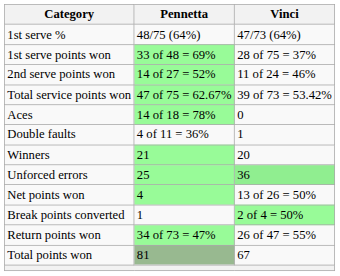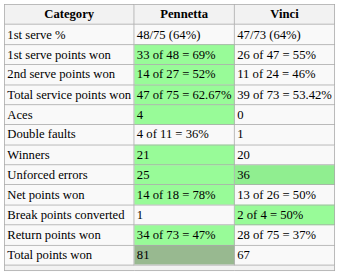(277, 54) 28 of 75 = 37% -> (277, 54) 26 of 47 = 55%
(176, 114) 14 of 18 = 78% -> (140, 114) 4
(140, 194) 4 -> (176, 194) 14 of 18 = 78%
(277, 235) 26 of 47 = 55% -> (277, 235) 28 of 75 = 37%
